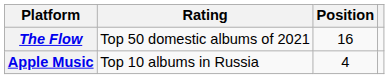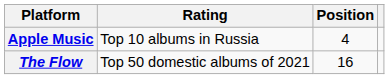rows swapped: (51, 62) <-> (51, 39)
